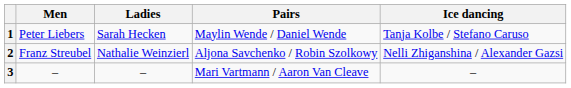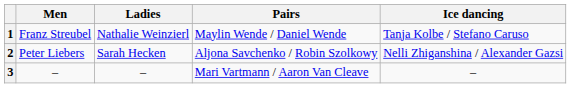(52, 33) Peter Liebers -> (55, 33) Franz Streubel
(131, 33) Sarah Hecken -> (143, 33) Nathalie Weinzierl
(55, 53) Franz Streubel -> (52, 53) Peter Liebers
(143, 53) Nathalie Weinzierl -> (131, 53) Sarah Hecken
